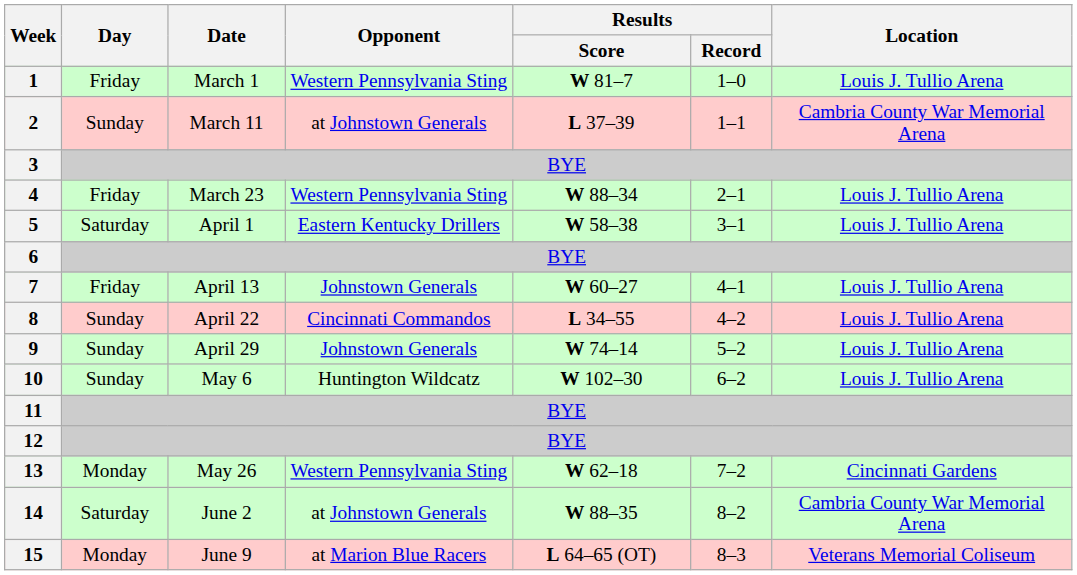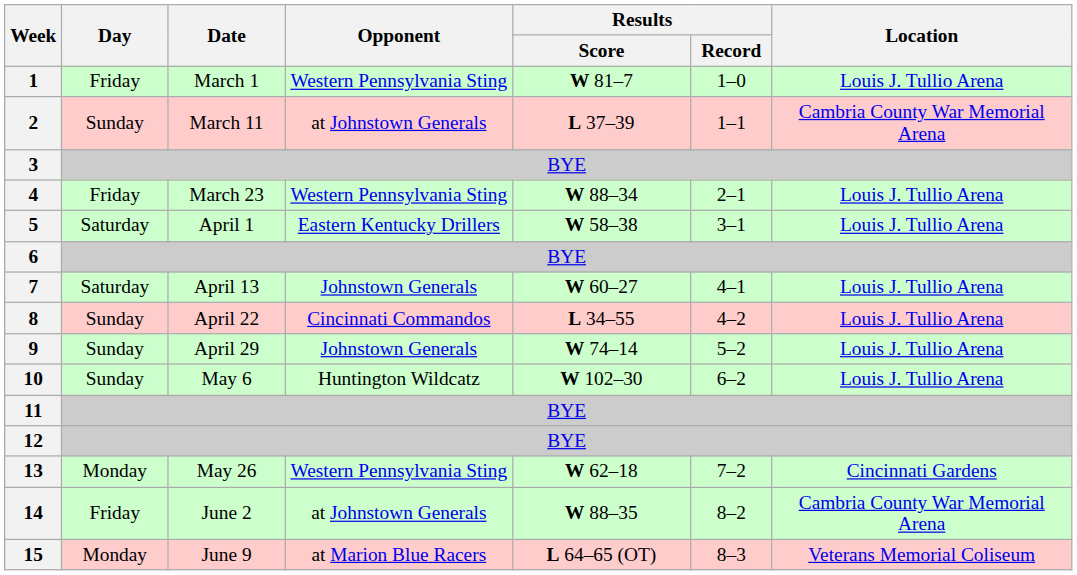(115, 287) Friday -> (115, 287) Saturday
(115, 513) Saturday -> (115, 513) Friday
